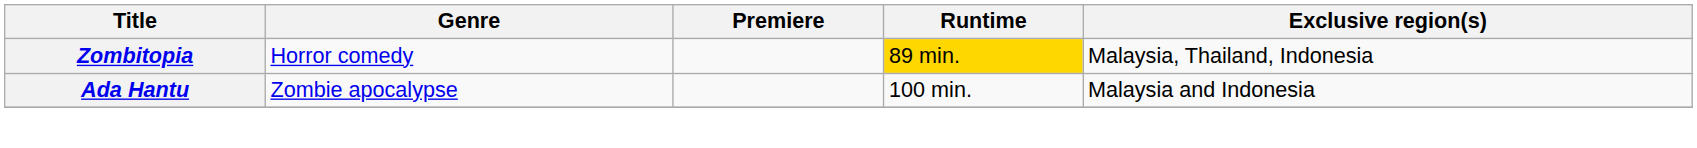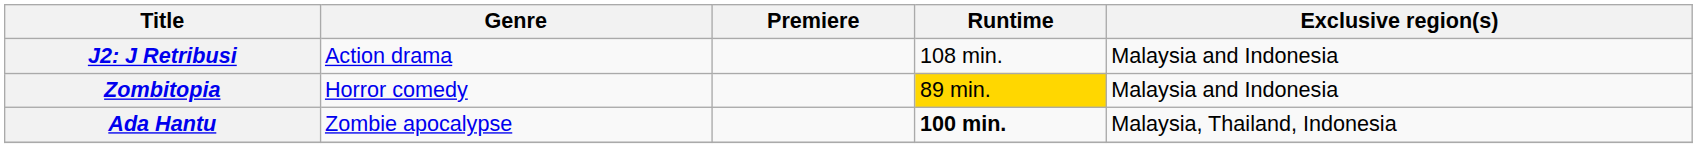+ row: (162, 55)
(1231, 55) Malaysia, Thailand, Indonesia -> (1225, 90) Malaysia and Indonesia
(931, 90) normal -> (963, 124) bold
(1201, 90) Malaysia and Indonesia -> (1254, 124) Malaysia, Thailand, Indonesia
